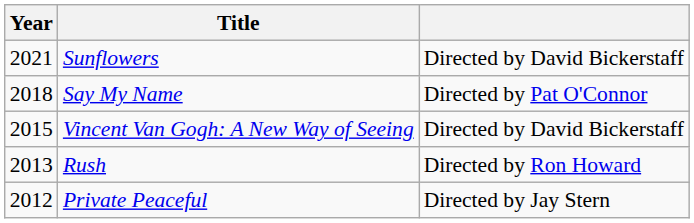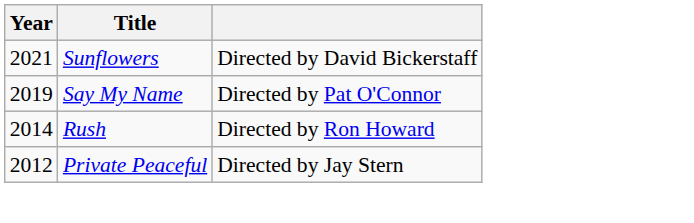(31, 93) 2018 -> (31, 93) 2019
- row: (238, 129)
(31, 164) 2013 -> (31, 129) 2014
